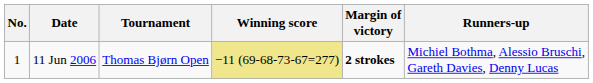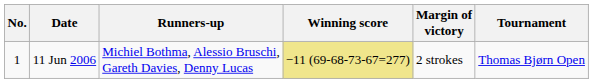columns swapped: (156, 23) <-> (496, 23)
(370, 60) bold -> (439, 60) normal
